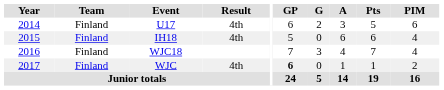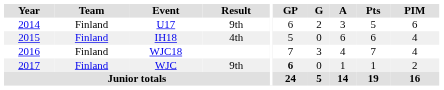(236, 24) 4th -> (236, 24) 9th
(236, 65) 4th -> (236, 65) 9th
